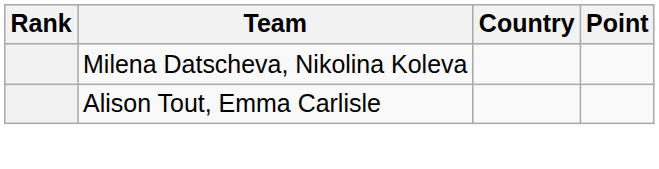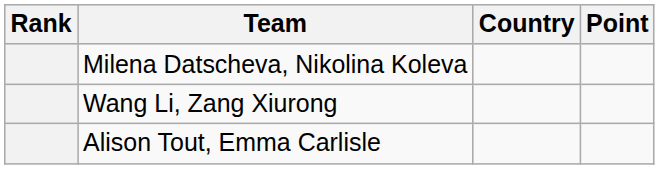+ row: (210, 103)
